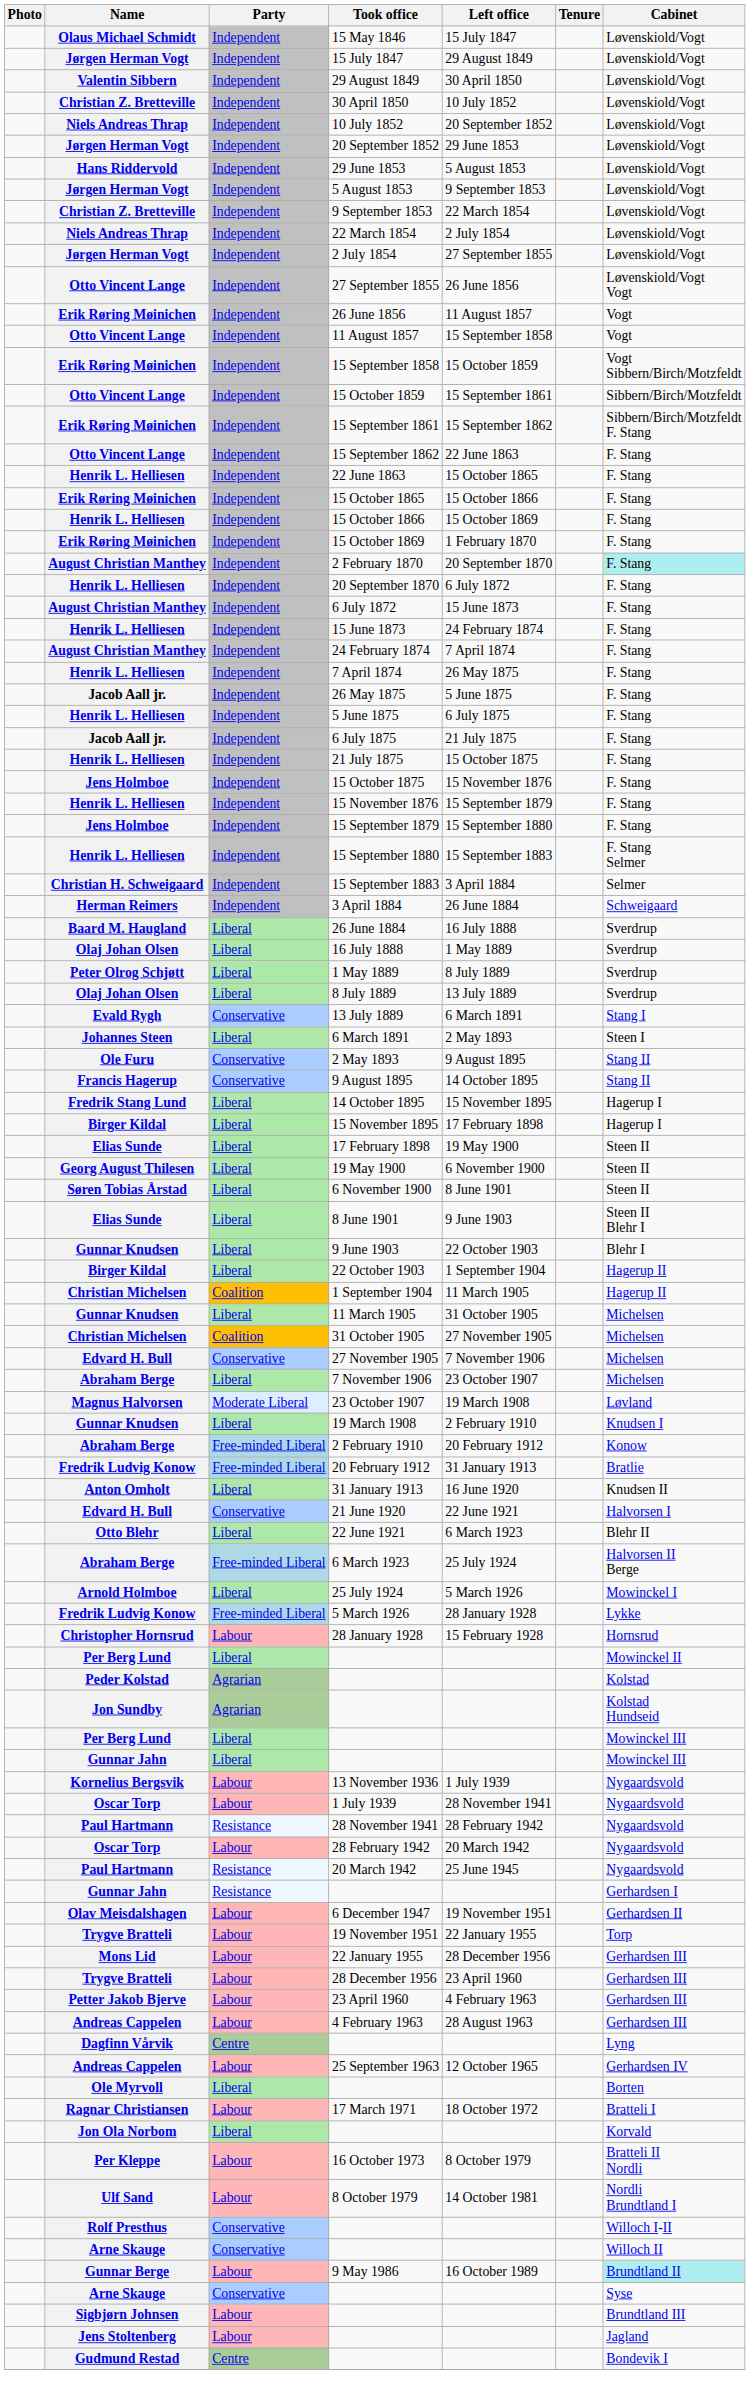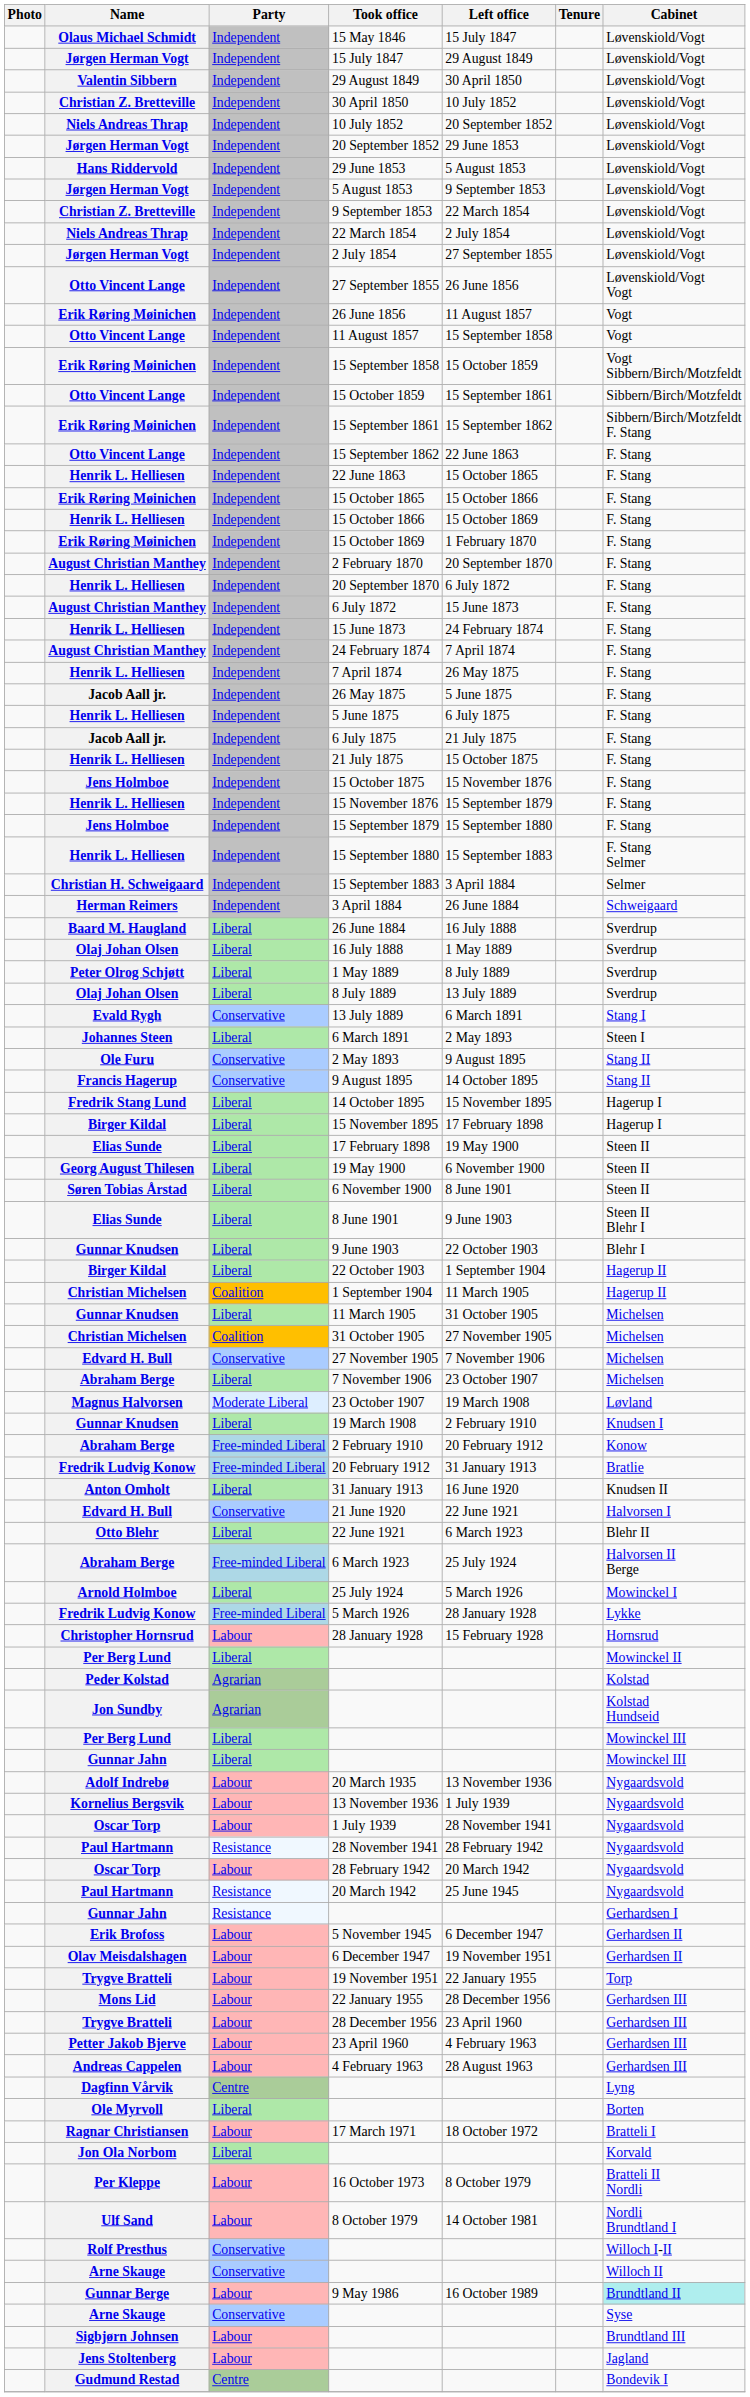(629, 563) paleturquoise background -> (629, 563) no background
+ row: (127, 1782)
+ row: (127, 1935)
- row: (127, 2065)
